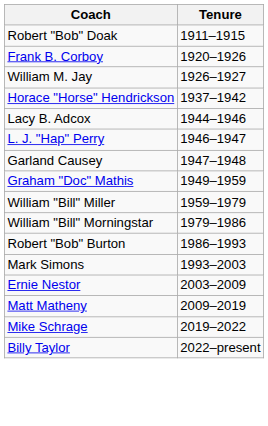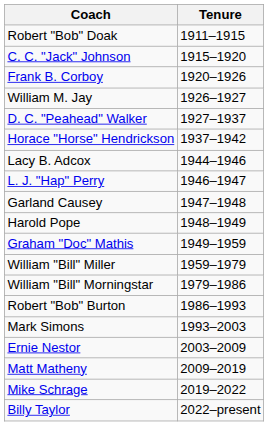+ row: (69, 56)
+ row: (77, 118)
+ row: (44, 222)
